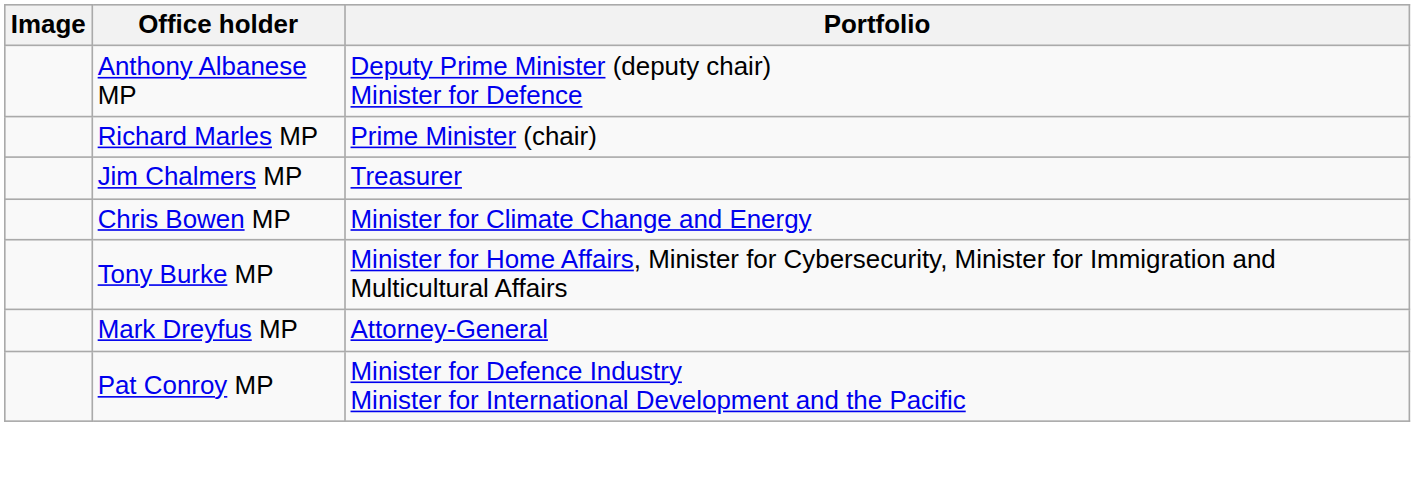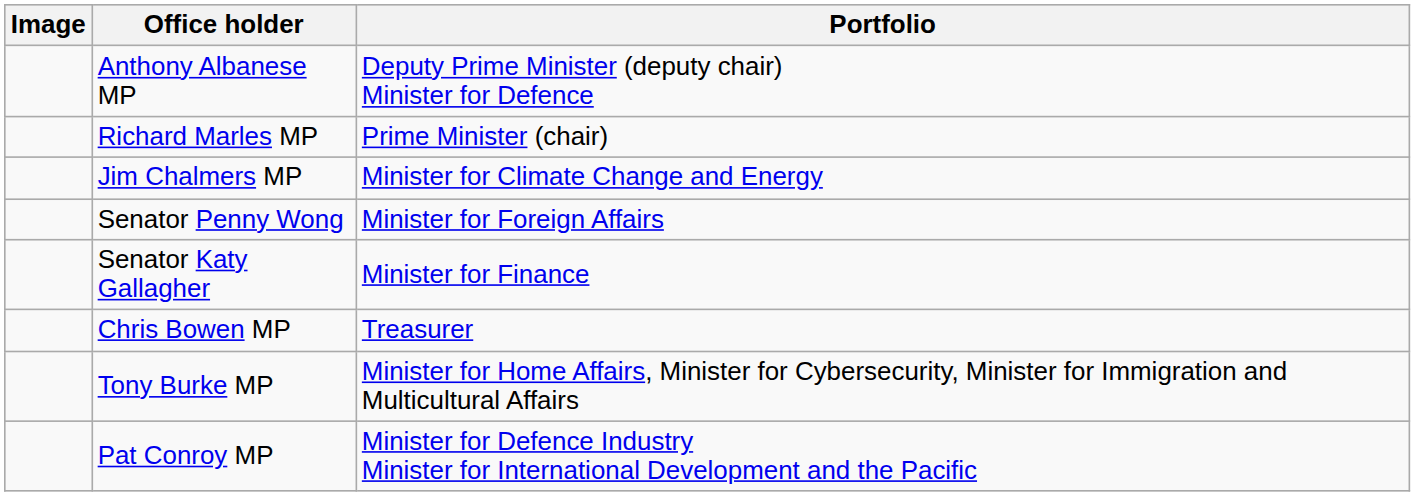(406, 177) Treasurer -> (592, 177) Minister for Climate Change and Energy
+ row: (221, 218)
+ row: (173, 274)
(581, 218) Minister for Climate Change and Energy -> (418, 330) Treasurer
- row: (198, 330)
